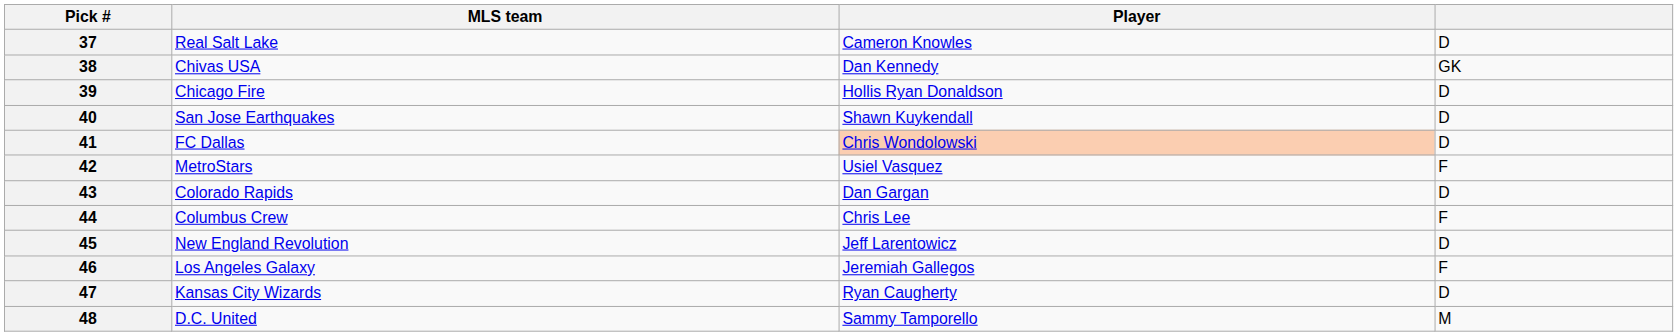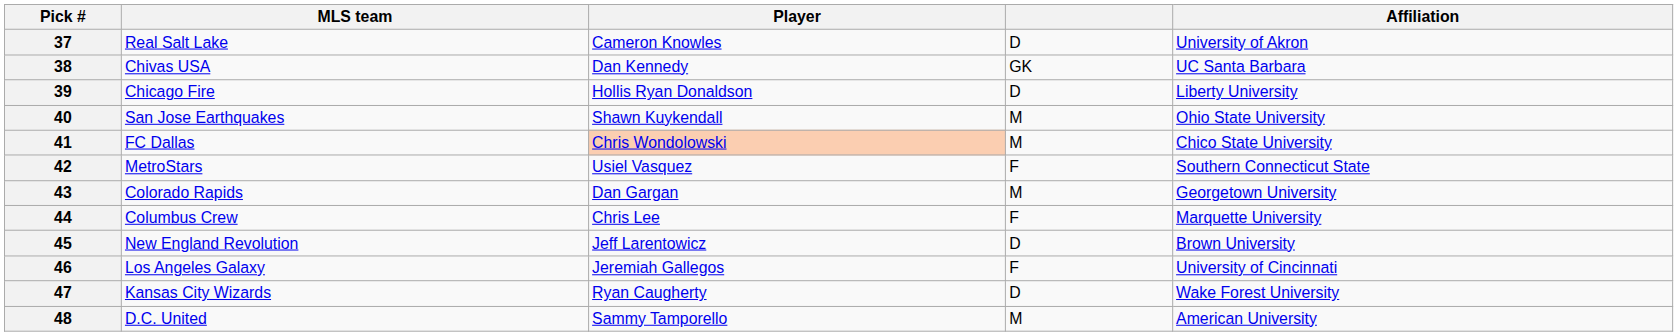+ column: (1423, 17)
(1444, 117) D -> (1016, 117) M
(1444, 142) D -> (1016, 142) M
(1444, 192) D -> (1016, 192) M
